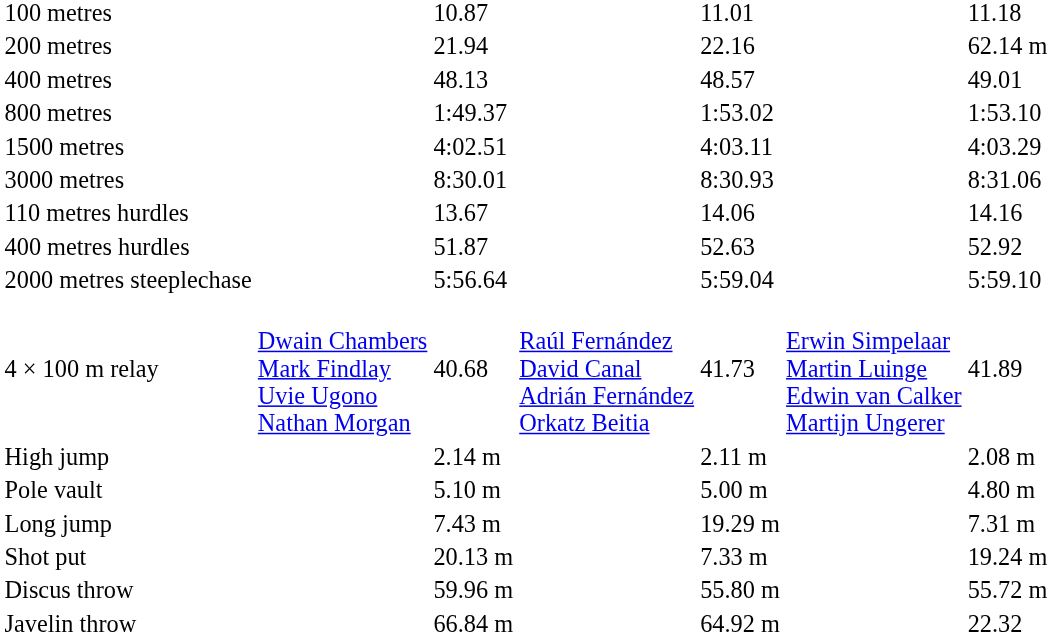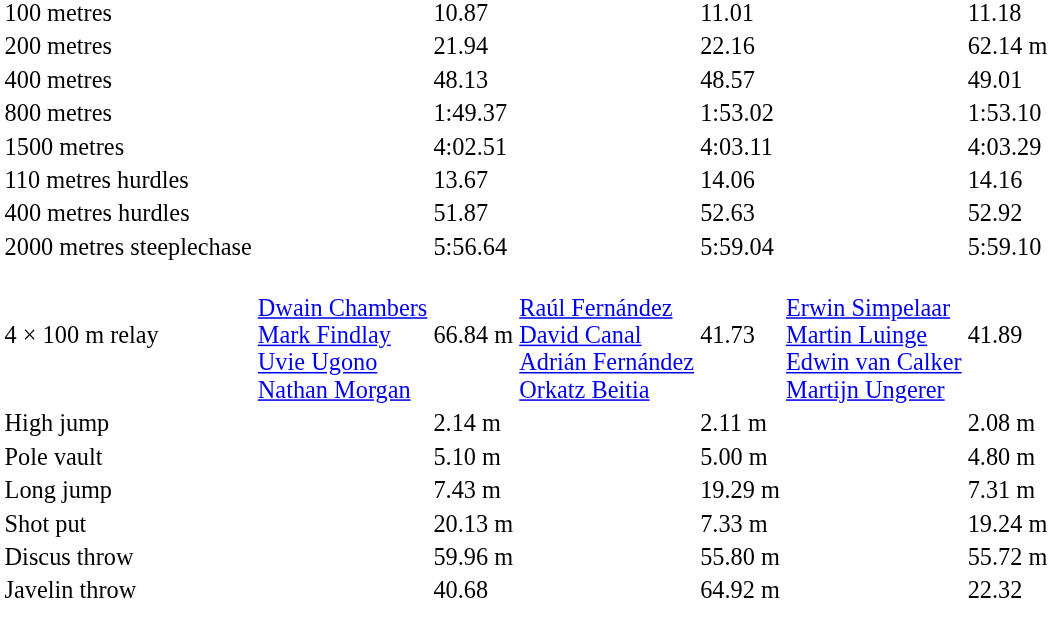- row: (64, 180)
(461, 368) 40.68 -> (473, 335) 66.84 m
(473, 624) 66.84 m -> (461, 590) 40.68
